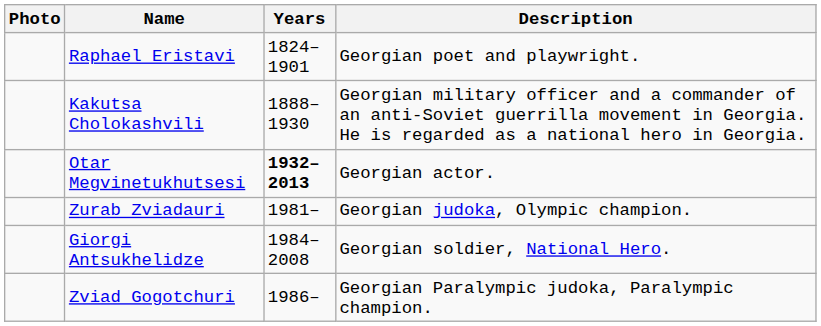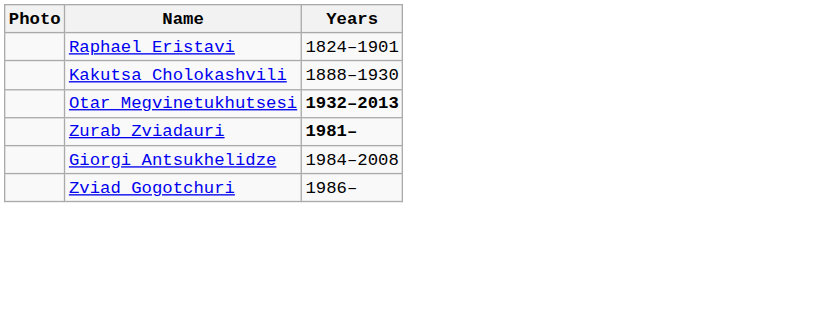- column: (576, 19)
(294, 211) normal -> (331, 131) bold
